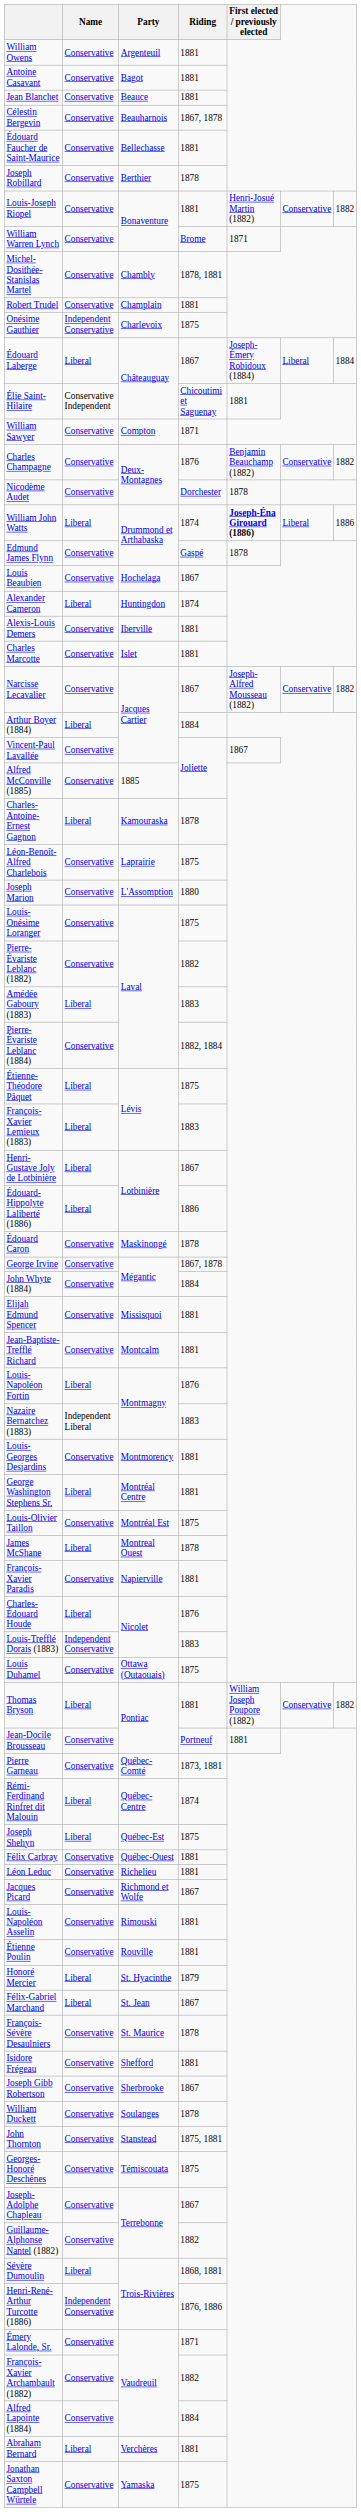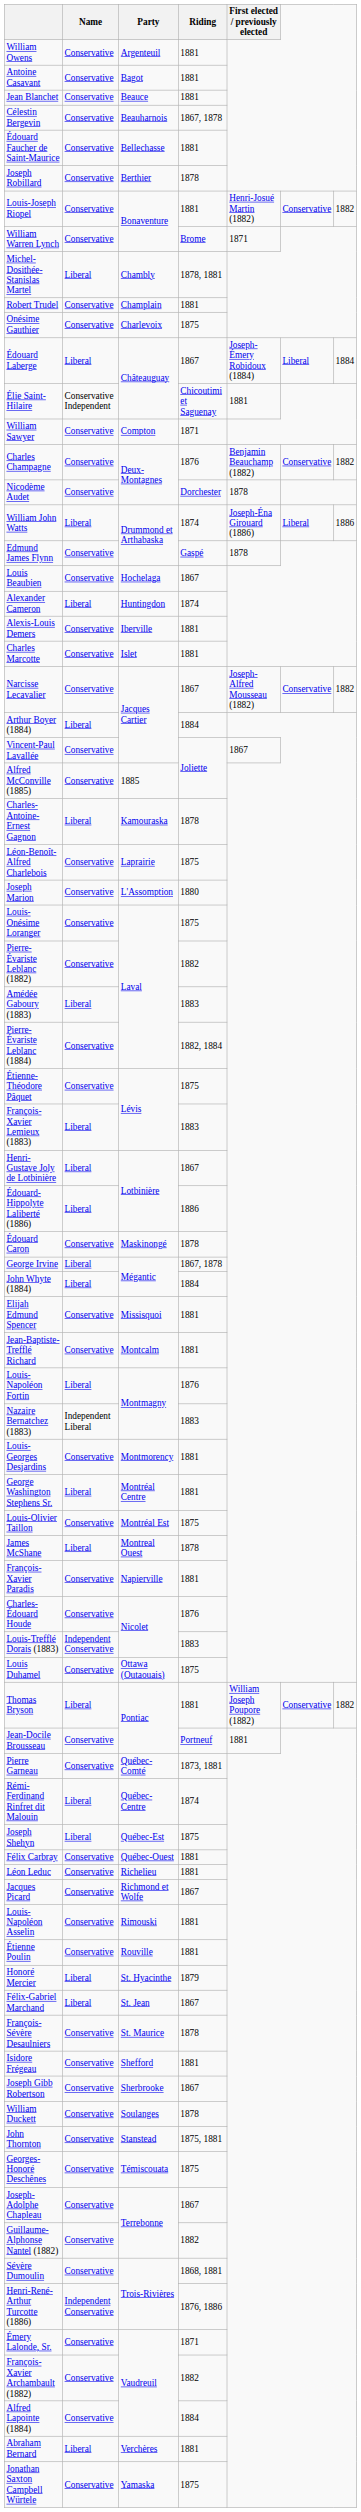(89, 274) Conservative -> (78, 274) Liberal
(89, 325) Independent Conservative -> (89, 325) Conservative
(252, 523) bold -> (251, 523) normal
(78, 1086) Liberal -> (89, 1086) Conservative
(89, 1264) Conservative -> (78, 1264) Liberal
(89, 1284) Conservative -> (78, 1284) Liberal
(78, 1614) Liberal -> (89, 1614) Conservative
(78, 2271) Liberal -> (89, 2271) Conservative
